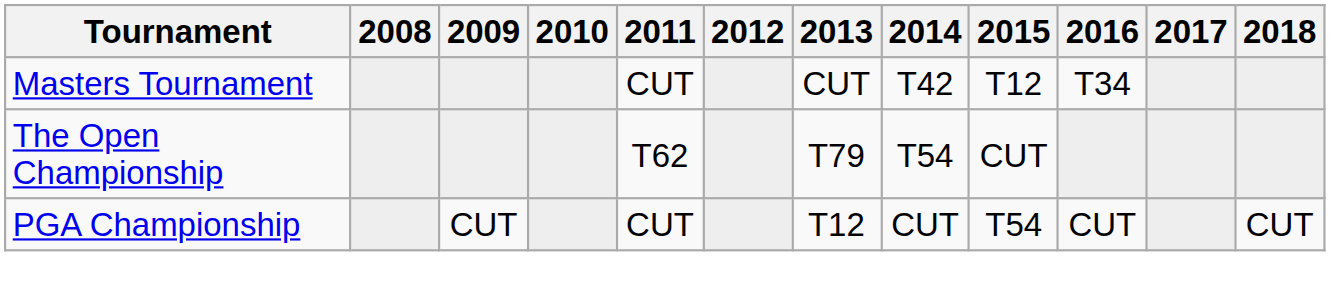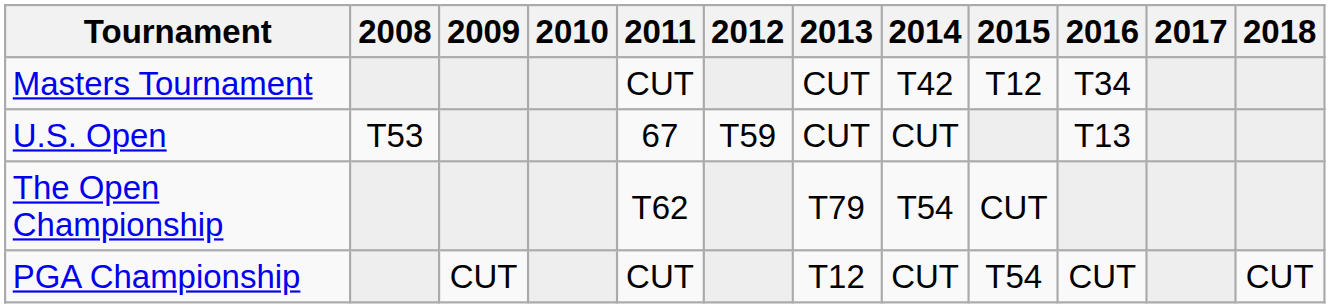+ row: (90, 136)
